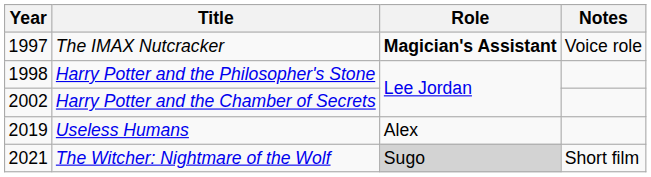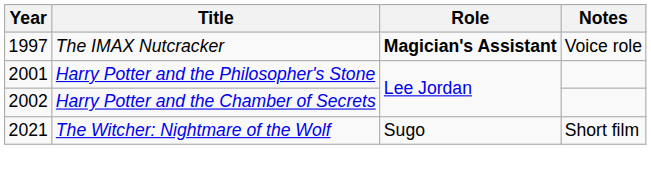(28, 74) 1998 -> (28, 74) 2001
- row: (122, 130)
(404, 158) lightgrey background -> (404, 130) no background
